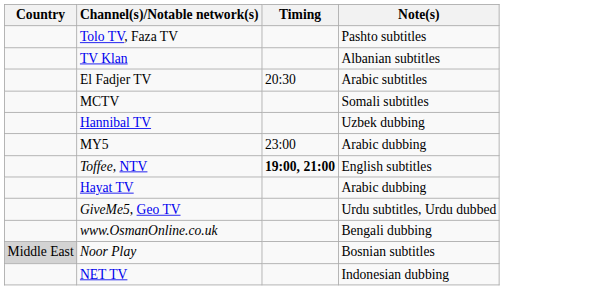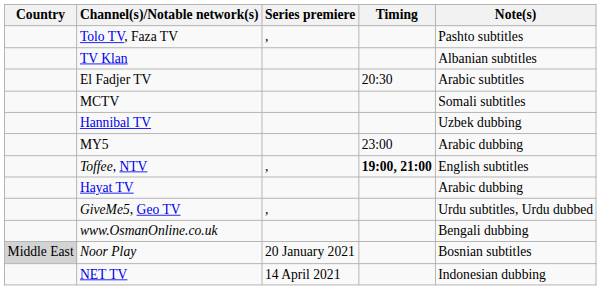+ column: (310, 15)
